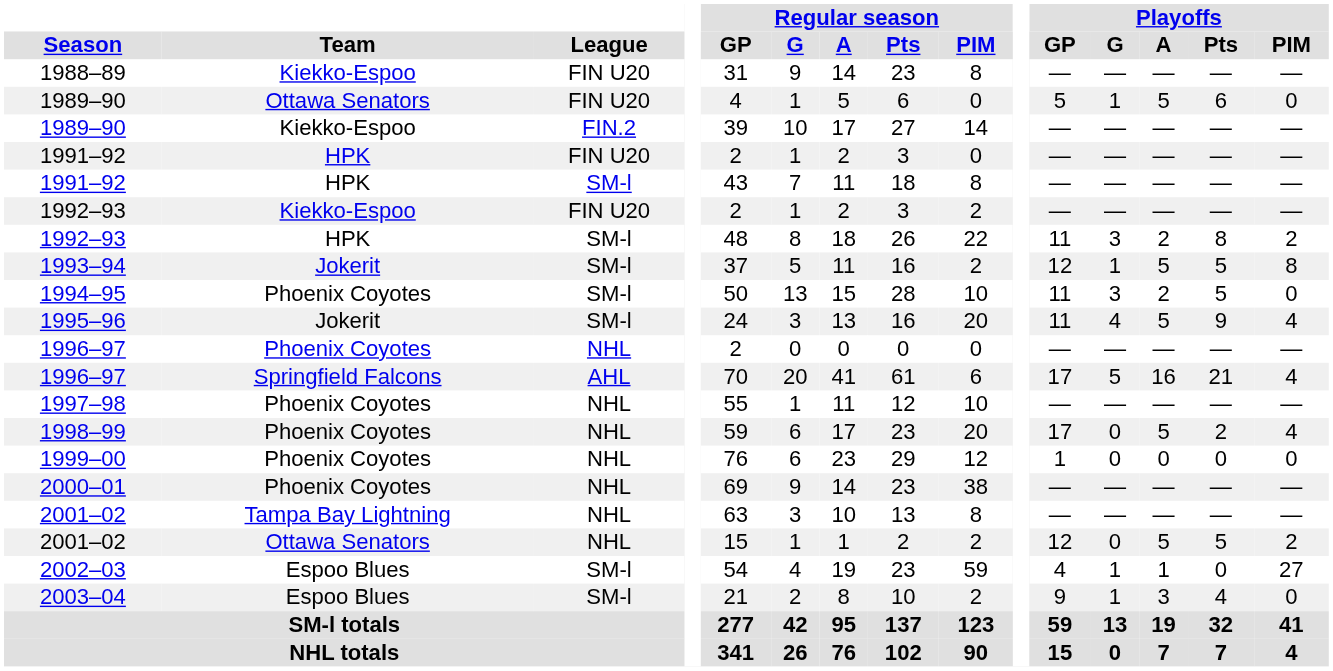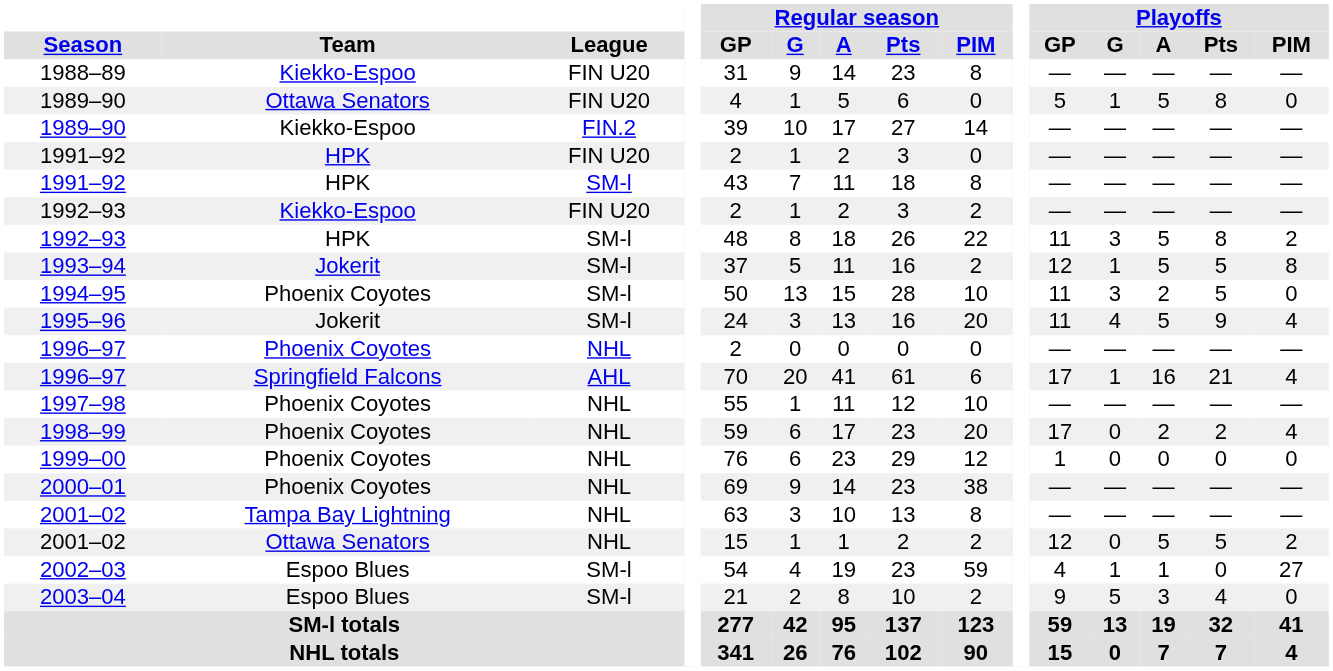(1221, 100) 6 -> (1221, 100) 8
(1164, 238) 2 -> (1164, 238) 5
(1115, 376) 5 -> (1115, 376) 1
(1164, 431) 5 -> (1164, 431) 2
(1115, 597) 1 -> (1115, 597) 5
